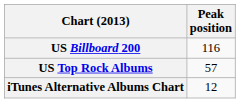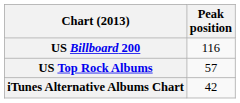(211, 87) 12 -> (211, 87) 42
